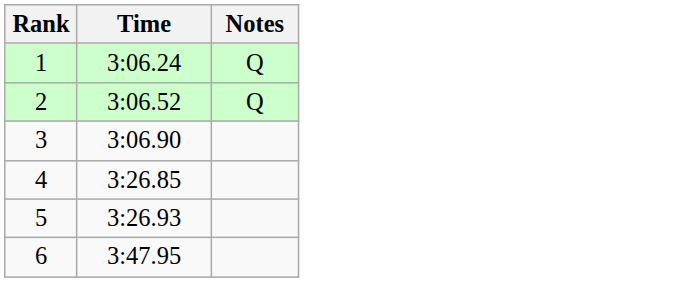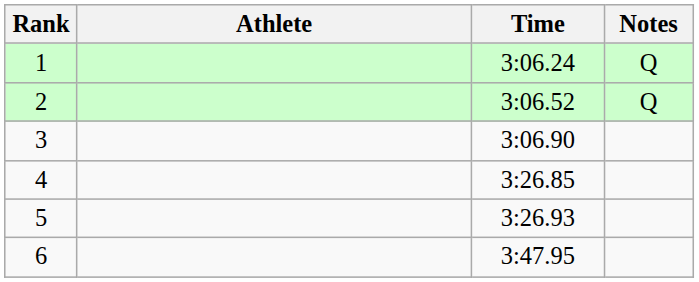+ column: (274, 23)
